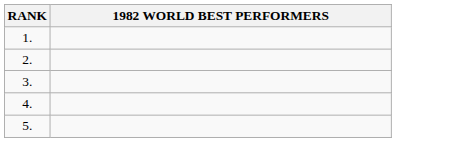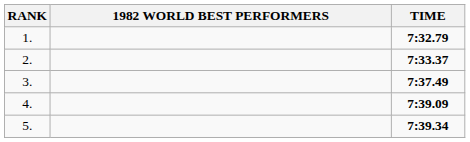+ column: (428, 15)
